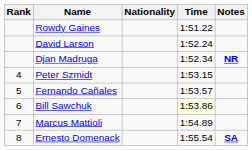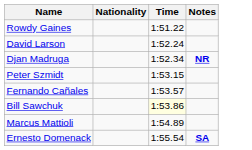- column: (19, 12)
